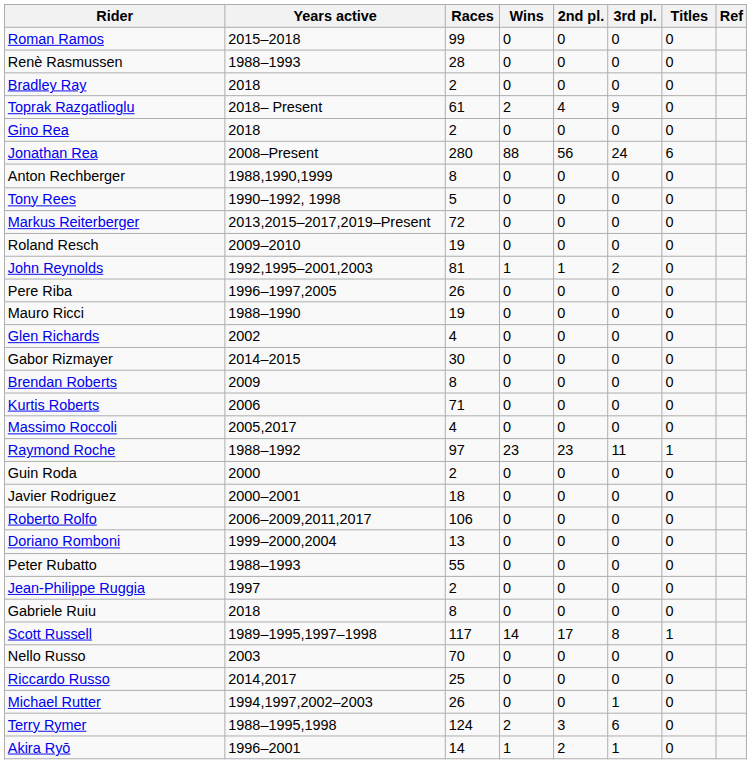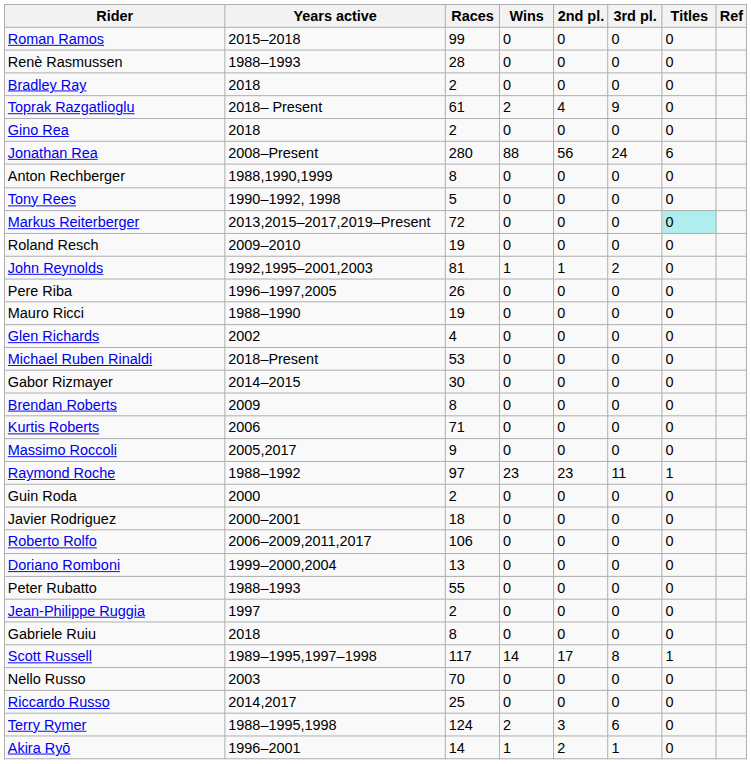(670, 222) no background -> (670, 222) paleturquoise background
+ row: (80, 359)
(453, 428) 4 -> (453, 450) 9
- row: (54, 702)
